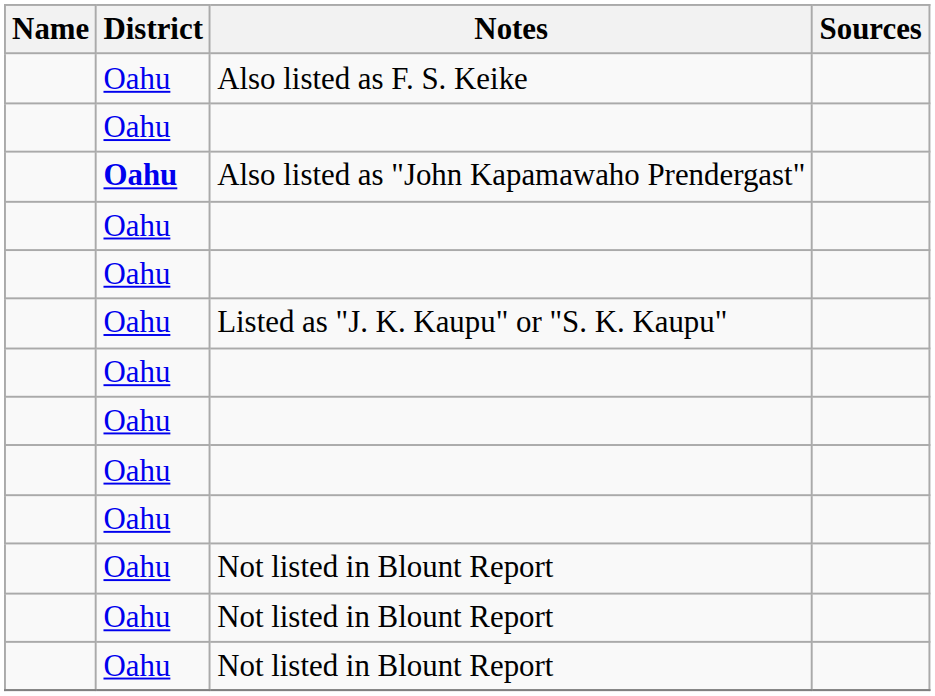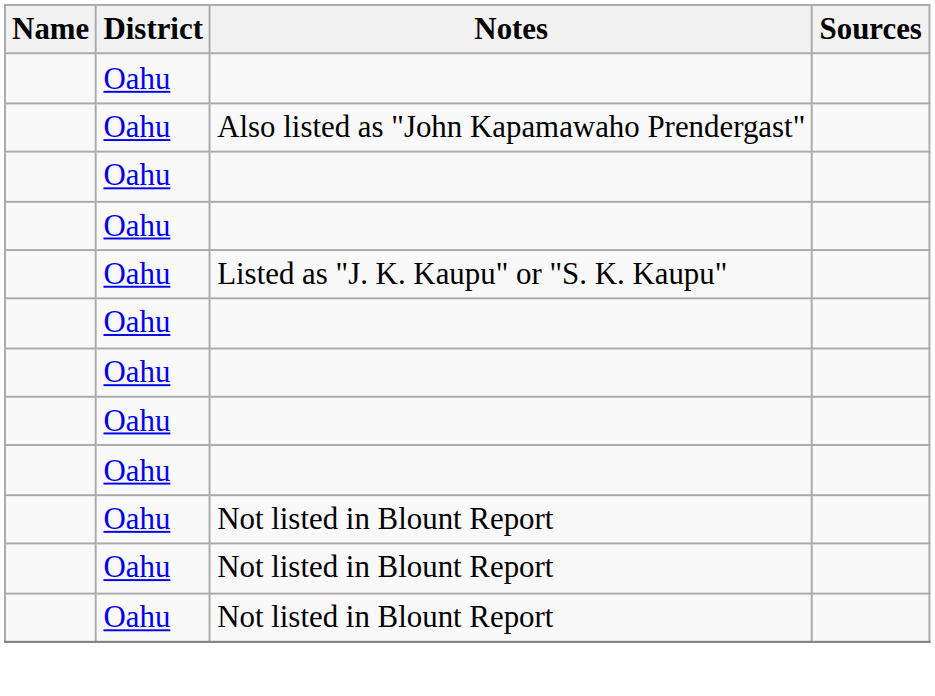- row: (51, 78)
(140, 175) bold -> (137, 126) normal
